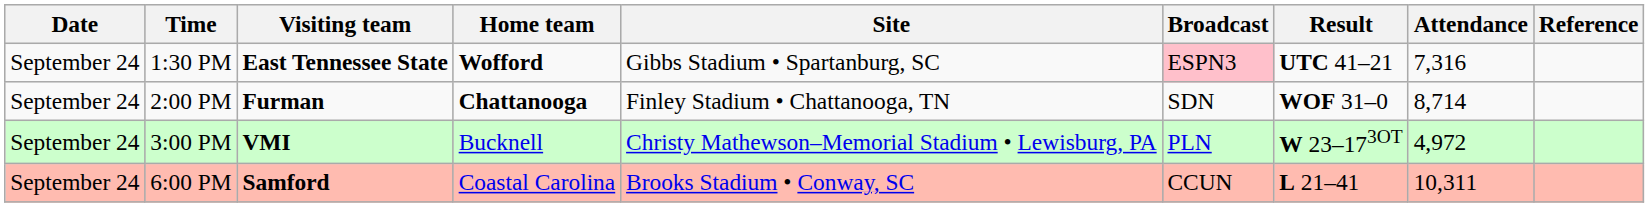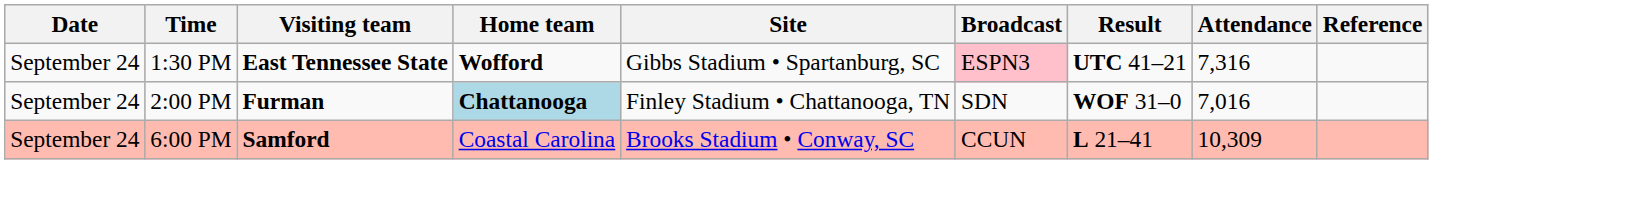(523, 101) no background -> (523, 101) lightblue background
(1440, 101) 8,714 -> (1224, 101) 7,016
- row: (191, 142)
(1445, 183) 10,311 -> (1230, 139) 10,309
